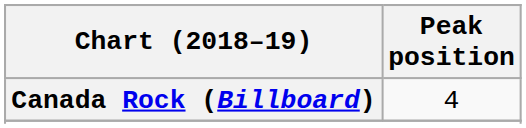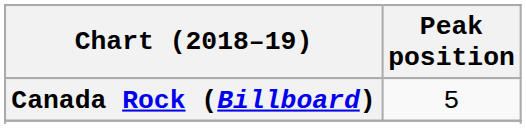(452, 100) 4 -> (452, 100) 5
